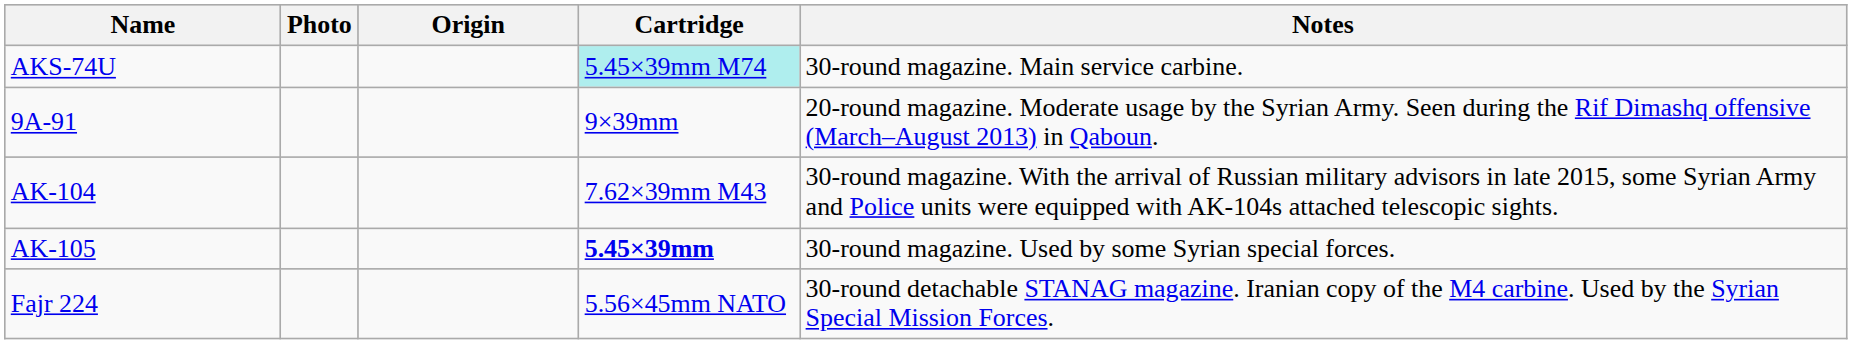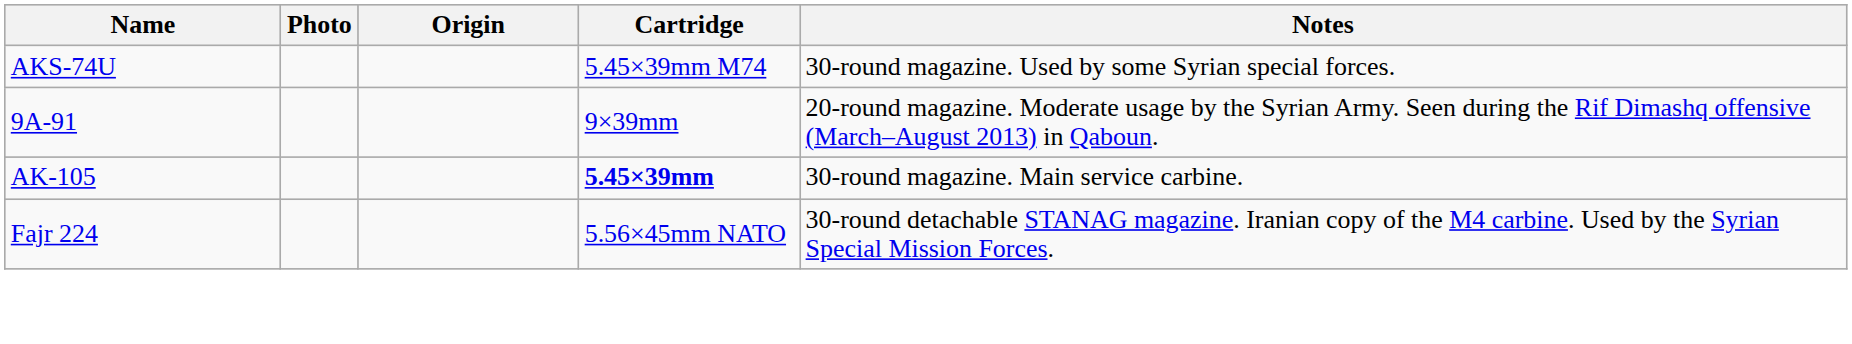(676, 66) paleturquoise background -> (676, 66) no background
(1024, 66) 30-round magazine. Main service carbine. -> (1100, 66) 30-round magazine. Used by some Syrian special forces.
- row: (53, 192)
(1100, 247) 30-round magazine. Used by some Syrian special forces. -> (1024, 177) 30-round magazine. Main service carbine.
